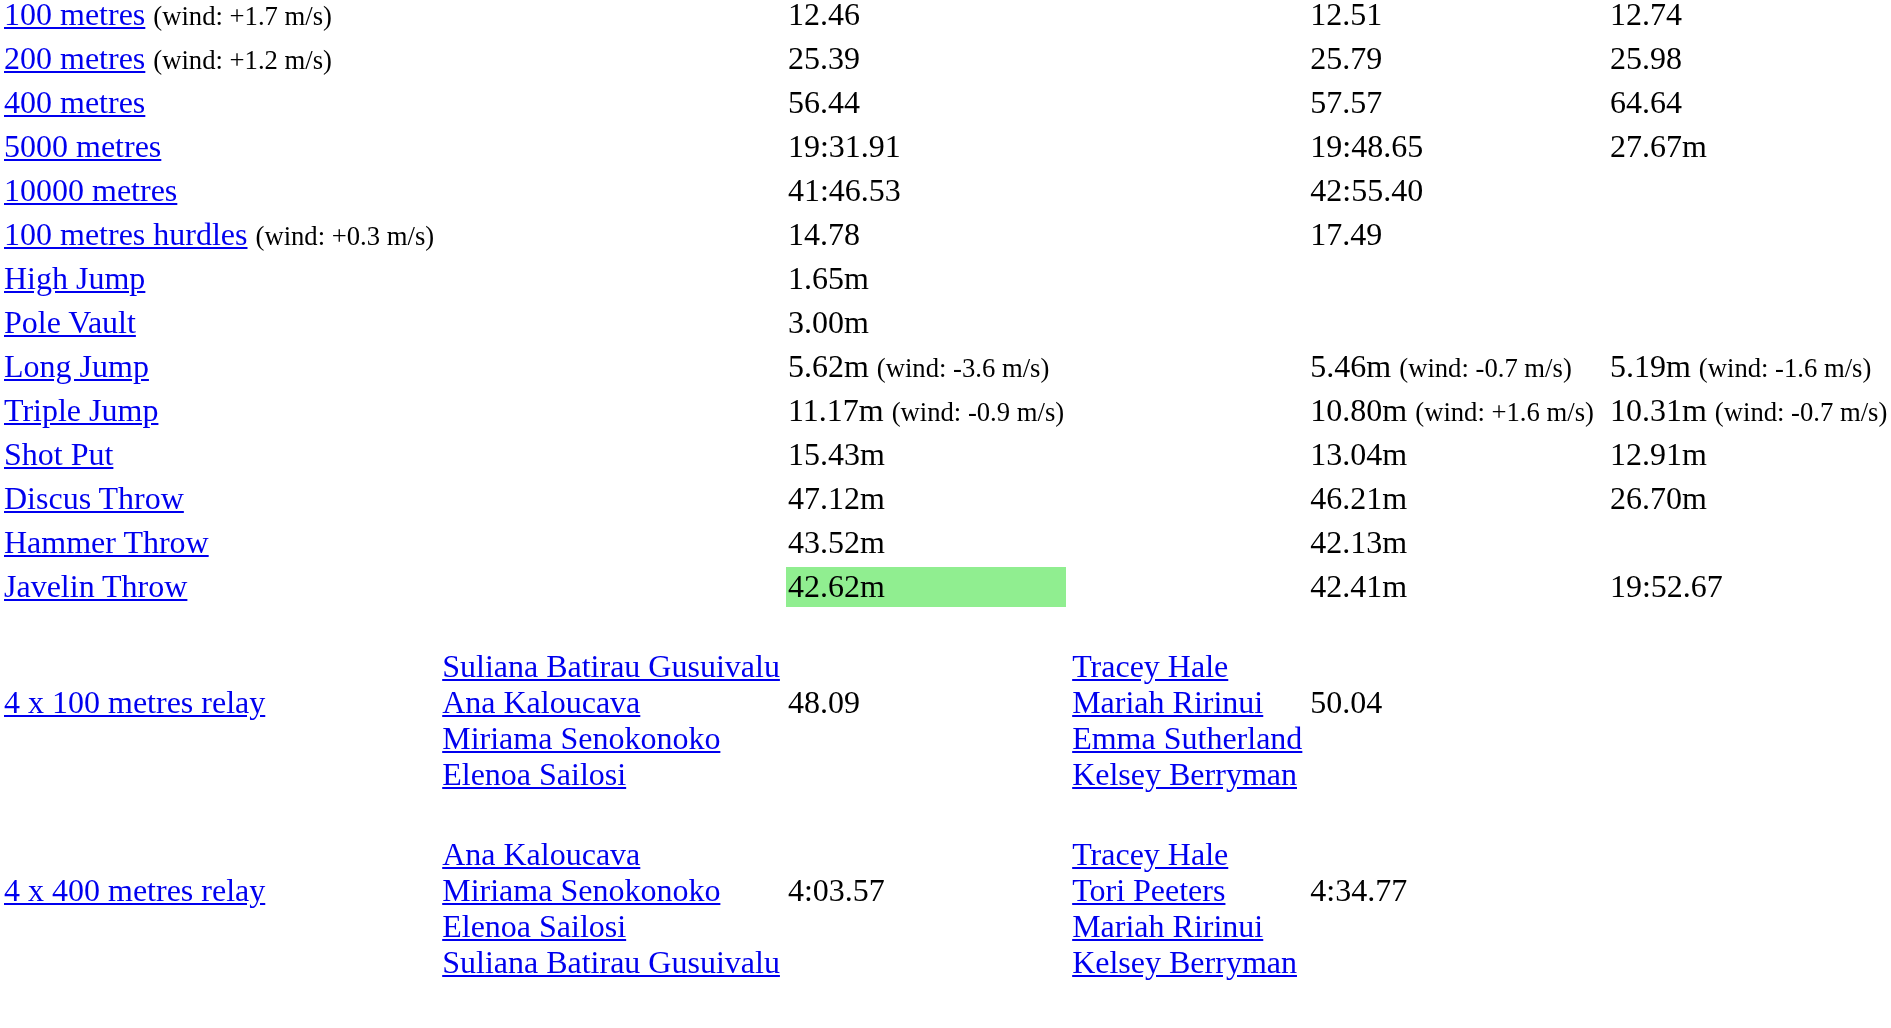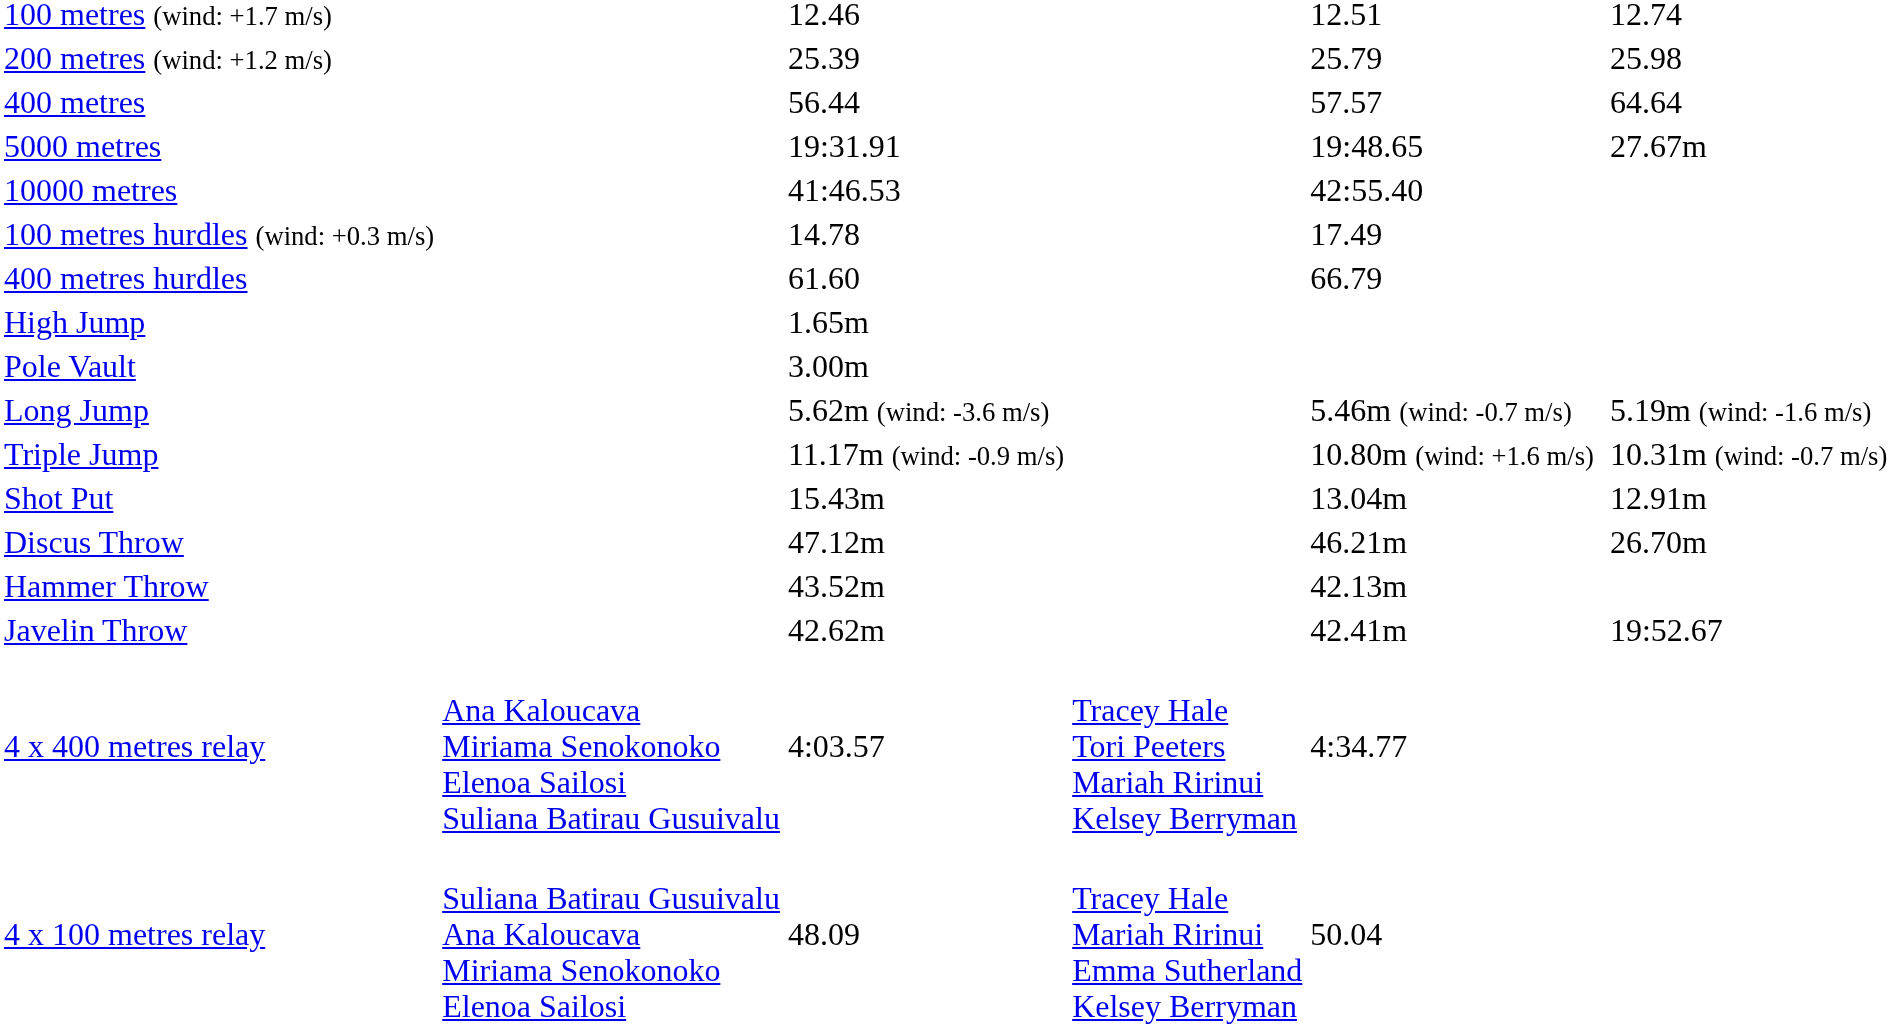+ row: (126, 278)
(836, 586) lightgreen background -> (836, 630) no background
rows swapped: (135, 702) <-> (135, 890)
